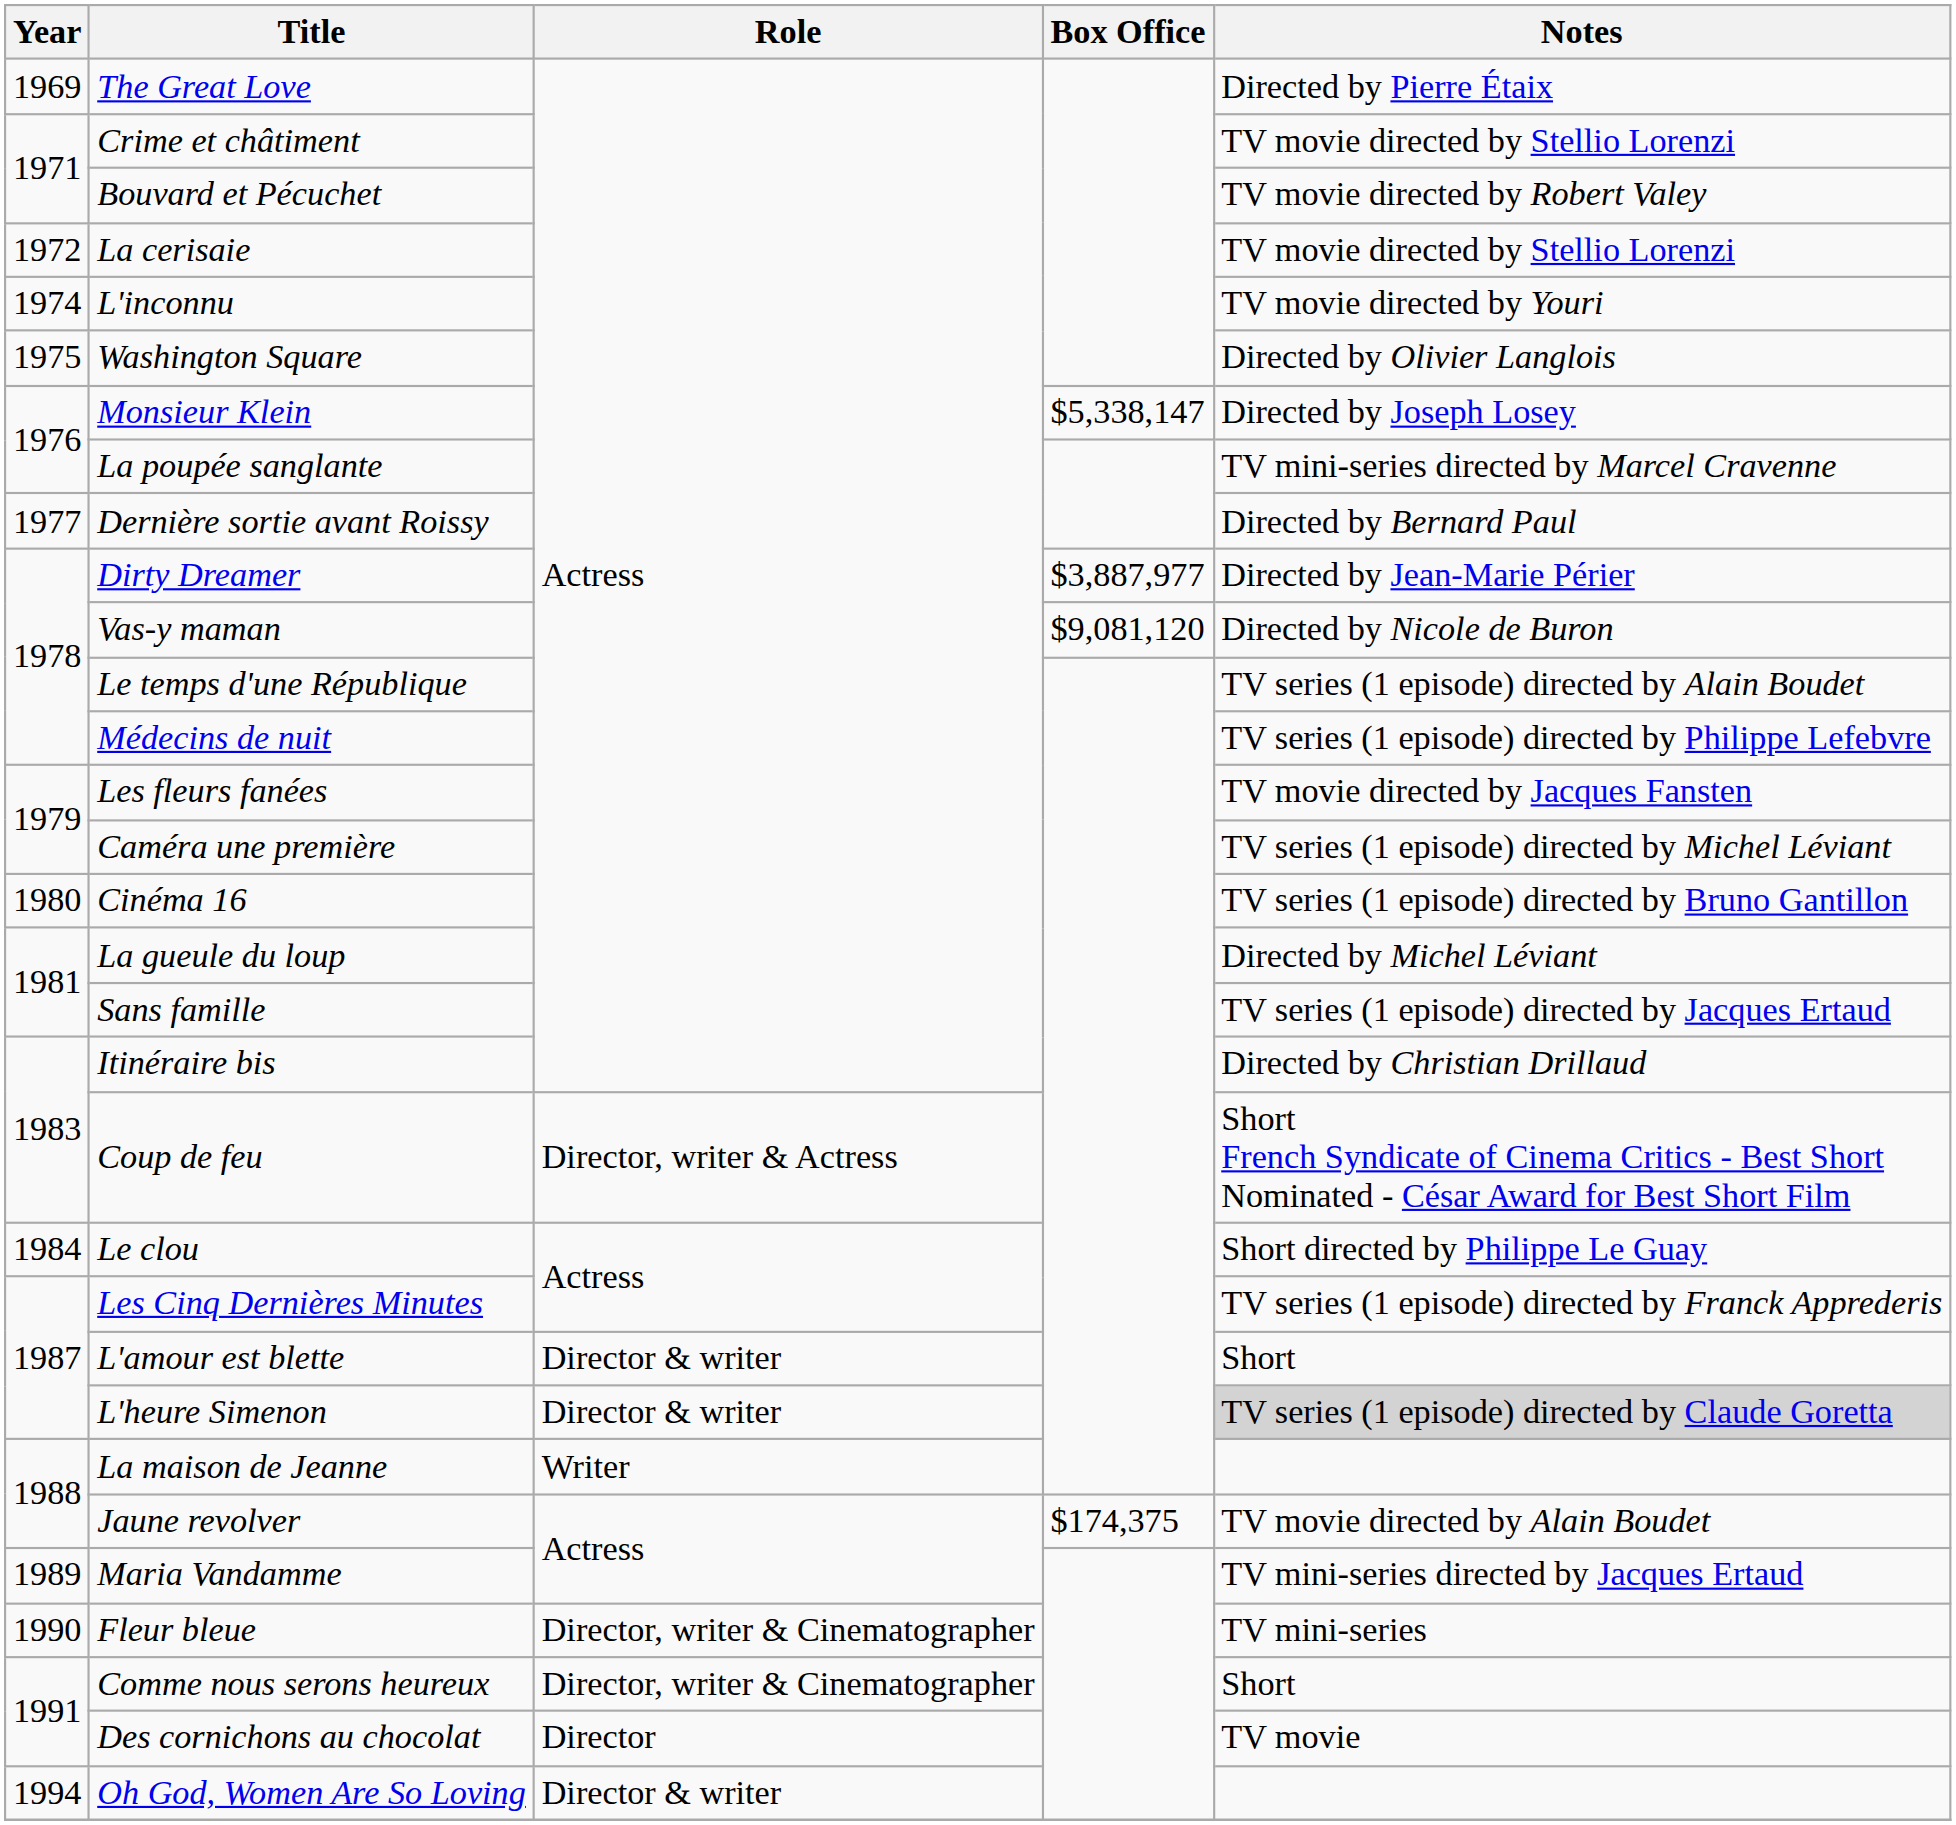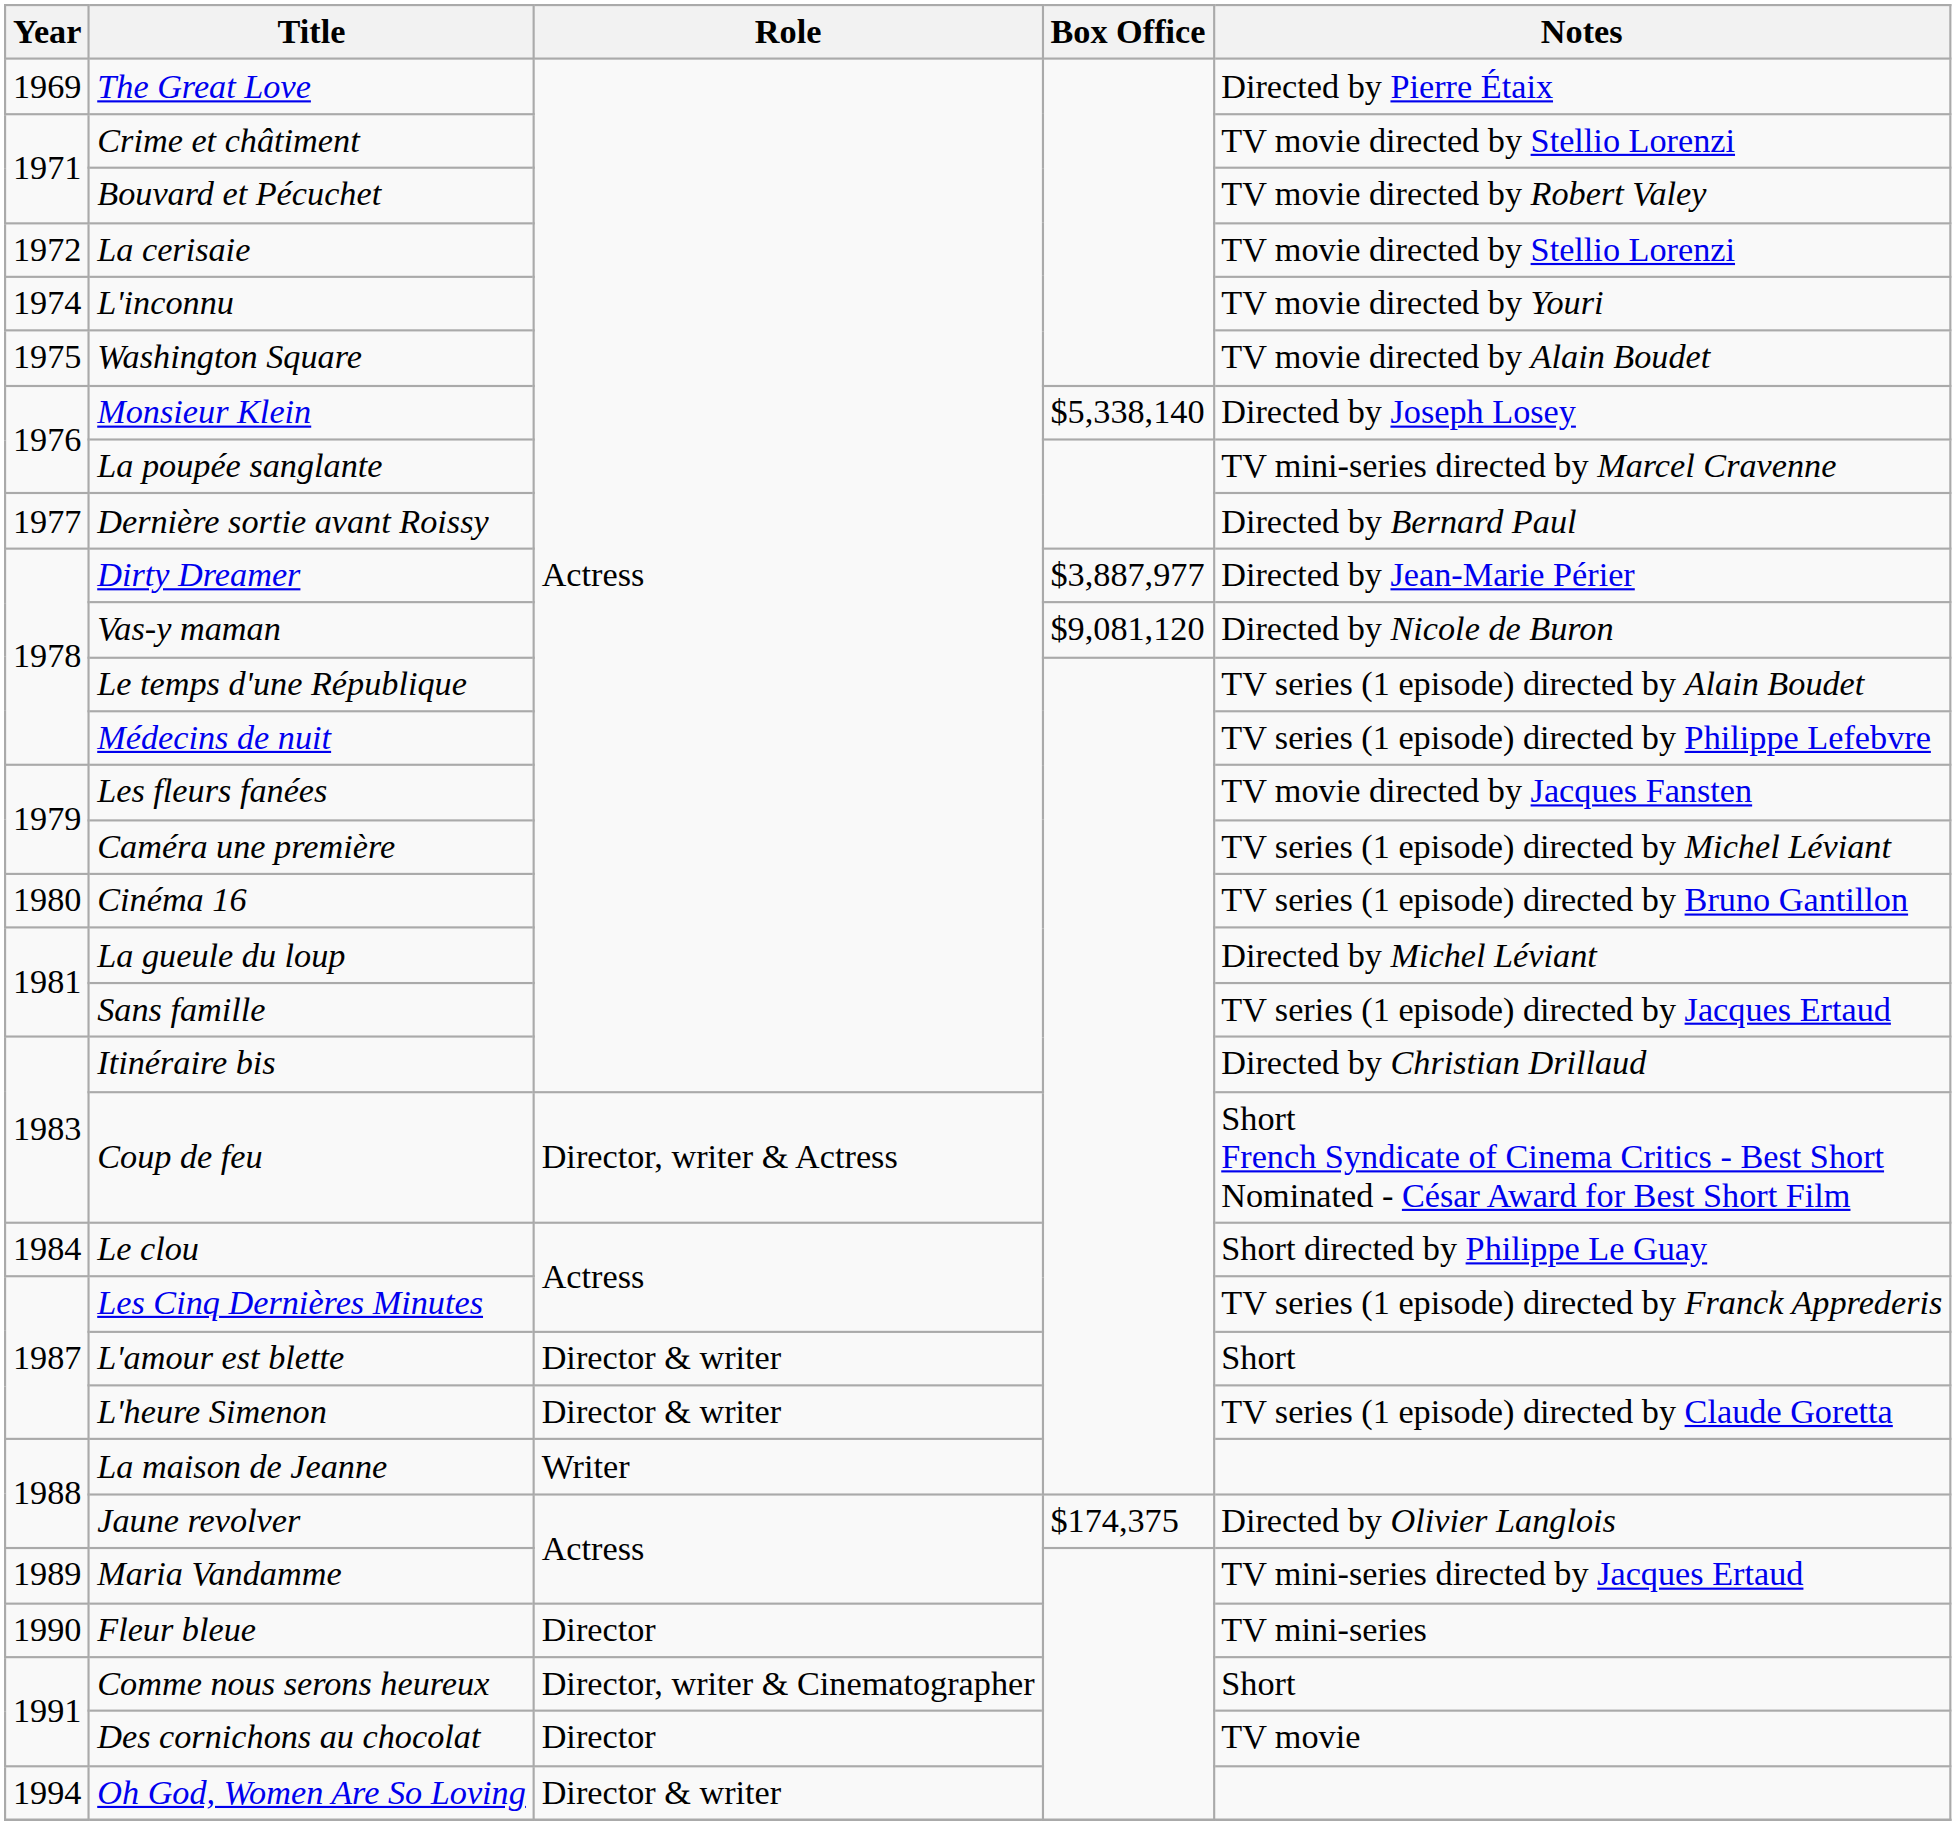(1419, 357) Directed by Olivier Langlois -> (1466, 357) TV movie directed by Alain Boudet
(1128, 411) $5,338,147 -> (1128, 411) $5,338,140
(1557, 1411) lightgrey background -> (1557, 1411) no background
(1466, 1520) TV movie directed by Alain Boudet -> (1419, 1520) Directed by Olivier Langlois
(788, 1629) Director, writer & Cinematographer -> (599, 1629) Director
